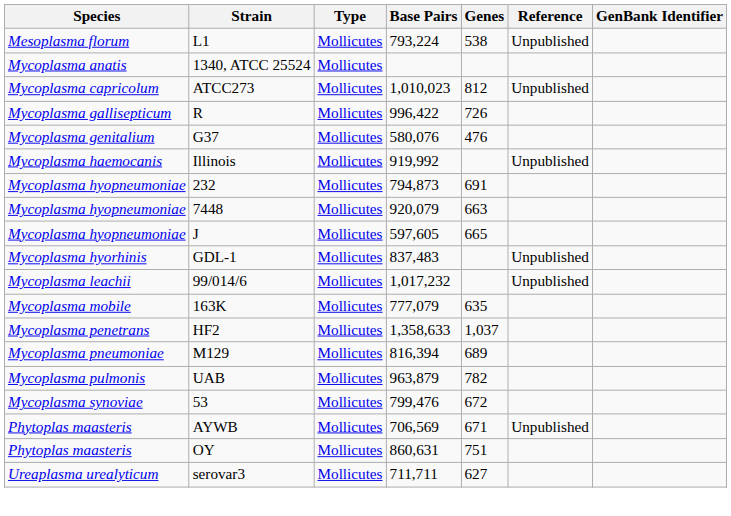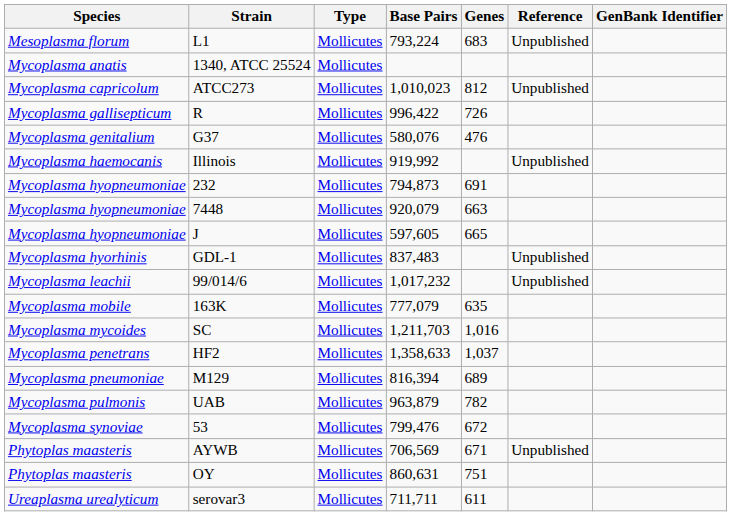(476, 40) 538 -> (476, 40) 683
+ row: (202, 329)
(476, 474) 627 -> (476, 498) 611
